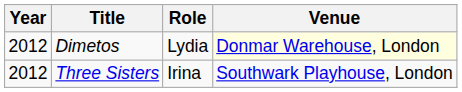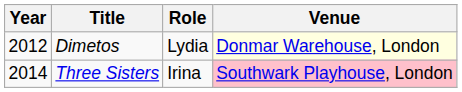(28, 73) 2012 -> (28, 73) 2014
(335, 73) no background -> (335, 73) pink background
